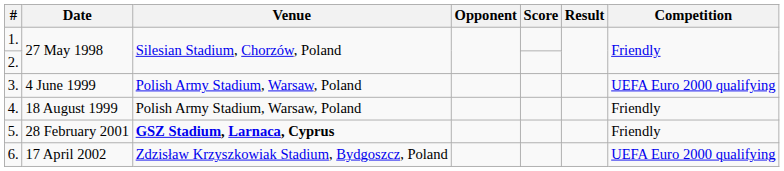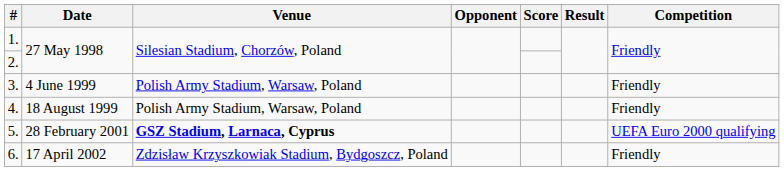(693, 85) UEFA Euro 2000 qualifying -> (636, 85) Friendly
(636, 131) Friendly -> (693, 131) UEFA Euro 2000 qualifying
(693, 154) UEFA Euro 2000 qualifying -> (636, 154) Friendly
